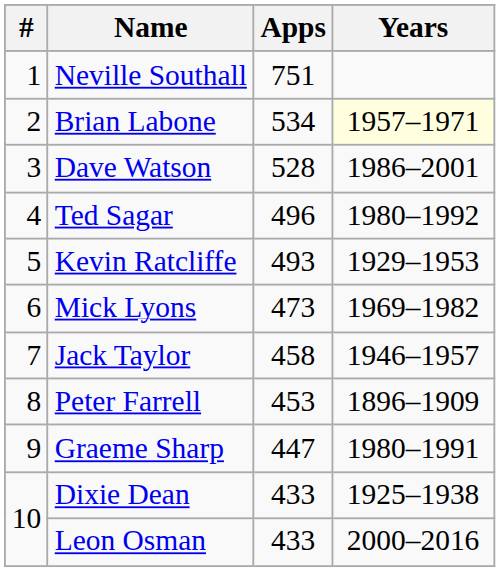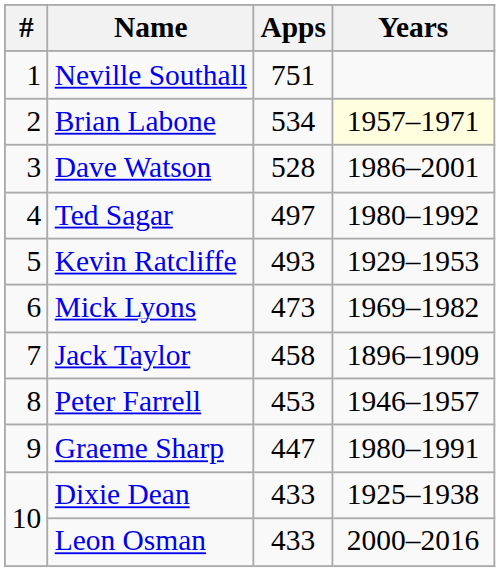(293, 214) 496 -> (293, 214) 497
(413, 354) 1946–1957 -> (413, 354) 1896–1909
(413, 401) 1896–1909 -> (413, 401) 1946–1957
